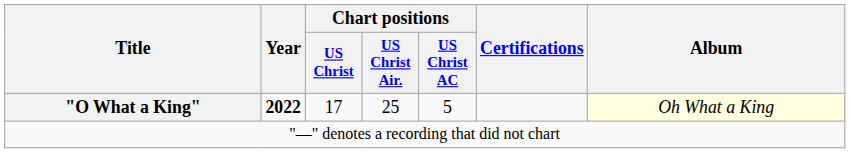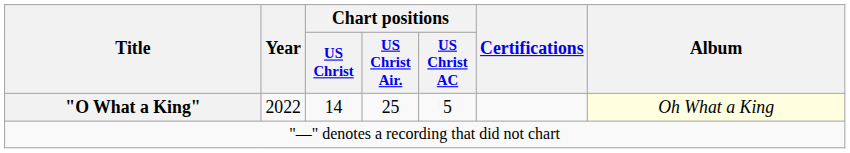(283, 107) bold -> (283, 107) normal
(334, 107) 17 -> (334, 107) 14
